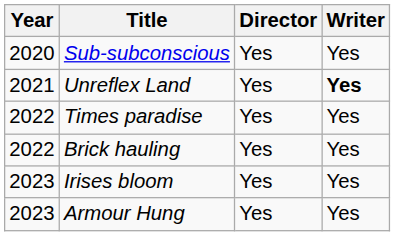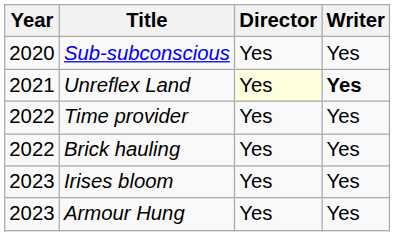(256, 85) no background -> (256, 85) lightyellow background
+ row: (126, 117)
- row: (133, 117)
